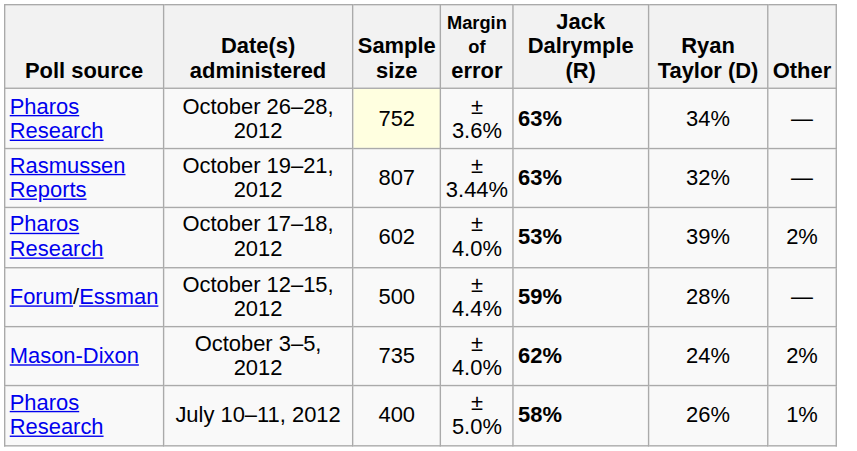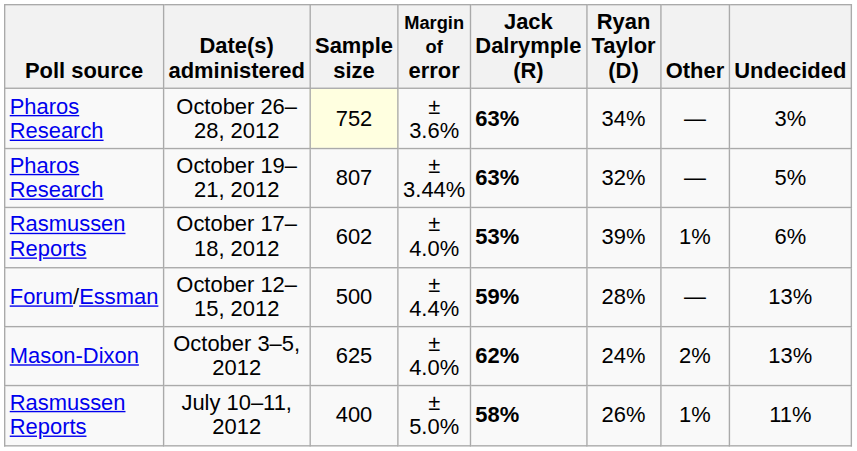+ column: (790, 71)
(68, 177) Rasmussen Reports -> (57, 177) Pharos Research
(57, 237) Pharos Research -> (68, 237) Rasmussen Reports
(802, 237) 2% -> (695, 237) 1%
(397, 355) 735 -> (354, 355) 625
(57, 415) Pharos Research -> (68, 415) Rasmussen Reports
